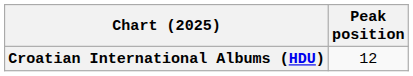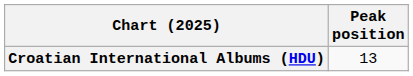(368, 59) 12 -> (368, 59) 13
